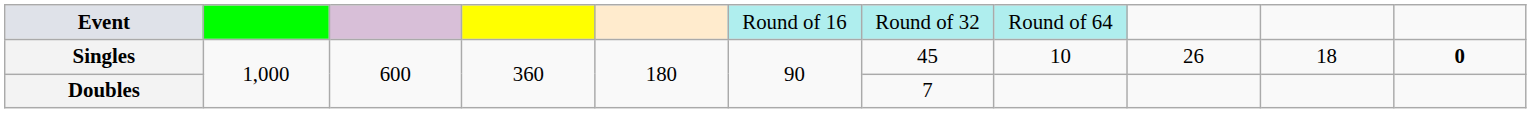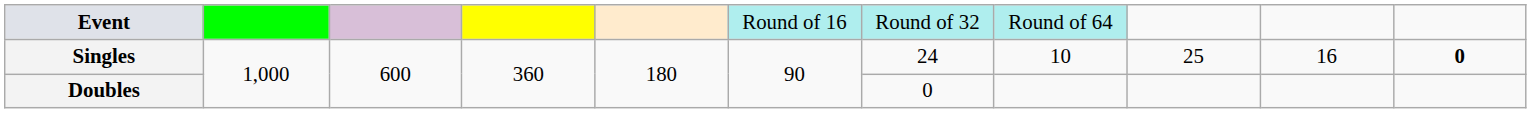(927, 56) 45 -> (927, 56) 24
(1194, 56) 26 -> (1194, 56) 25
(1327, 56) 18 -> (1327, 56) 16
(927, 90) 7 -> (927, 90) 0
